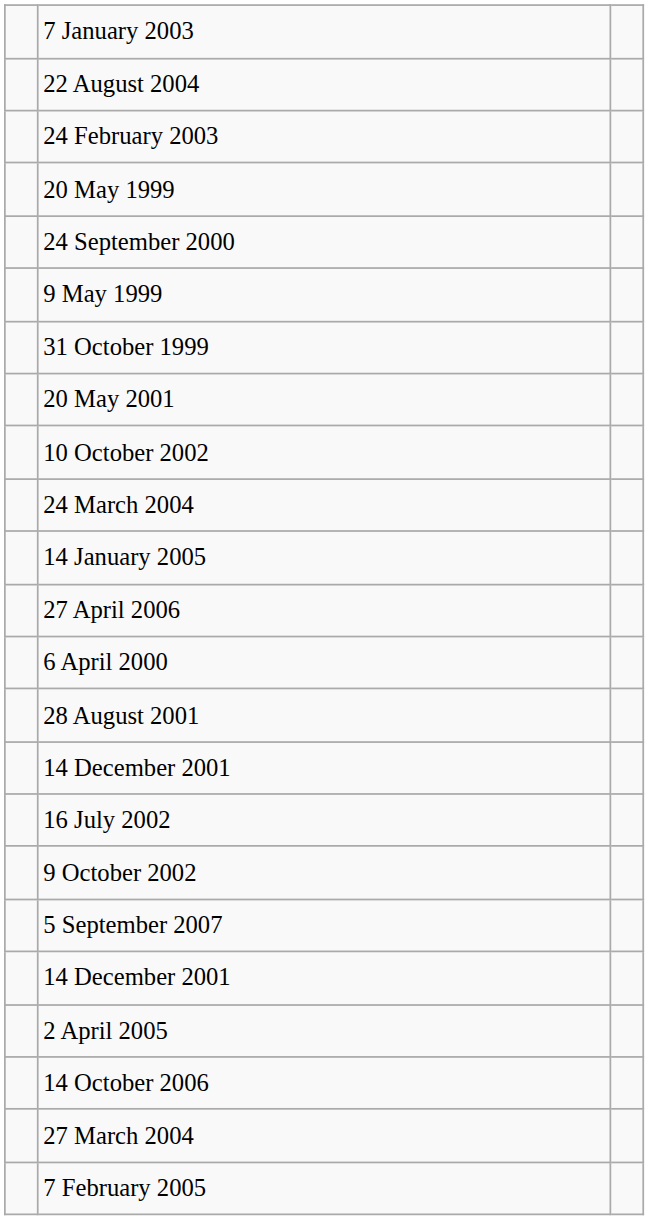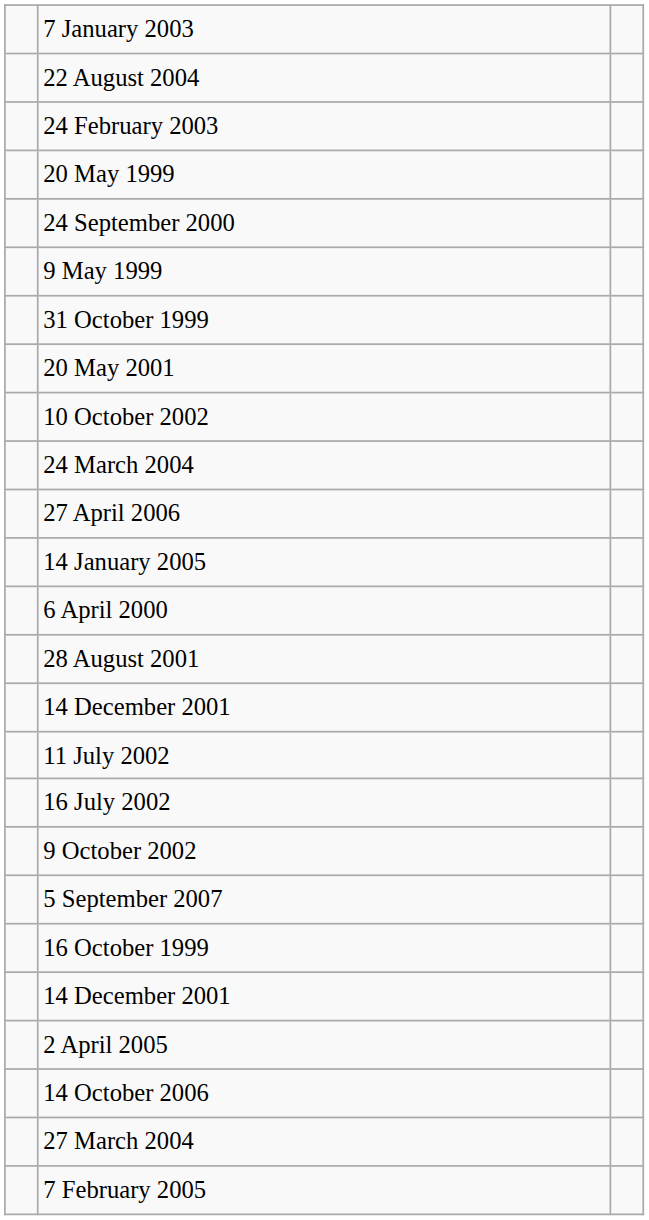rows swapped: (21, 558) <-> (21, 610)
+ row: (21, 755)
+ row: (21, 948)
